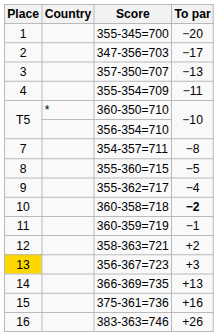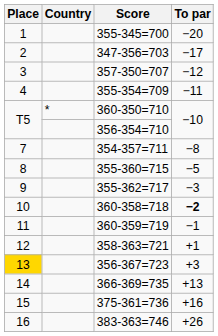(193, 72) −13 -> (193, 72) −12
(193, 187) −4 -> (193, 187) −3
(193, 245) +2 -> (193, 245) +1
